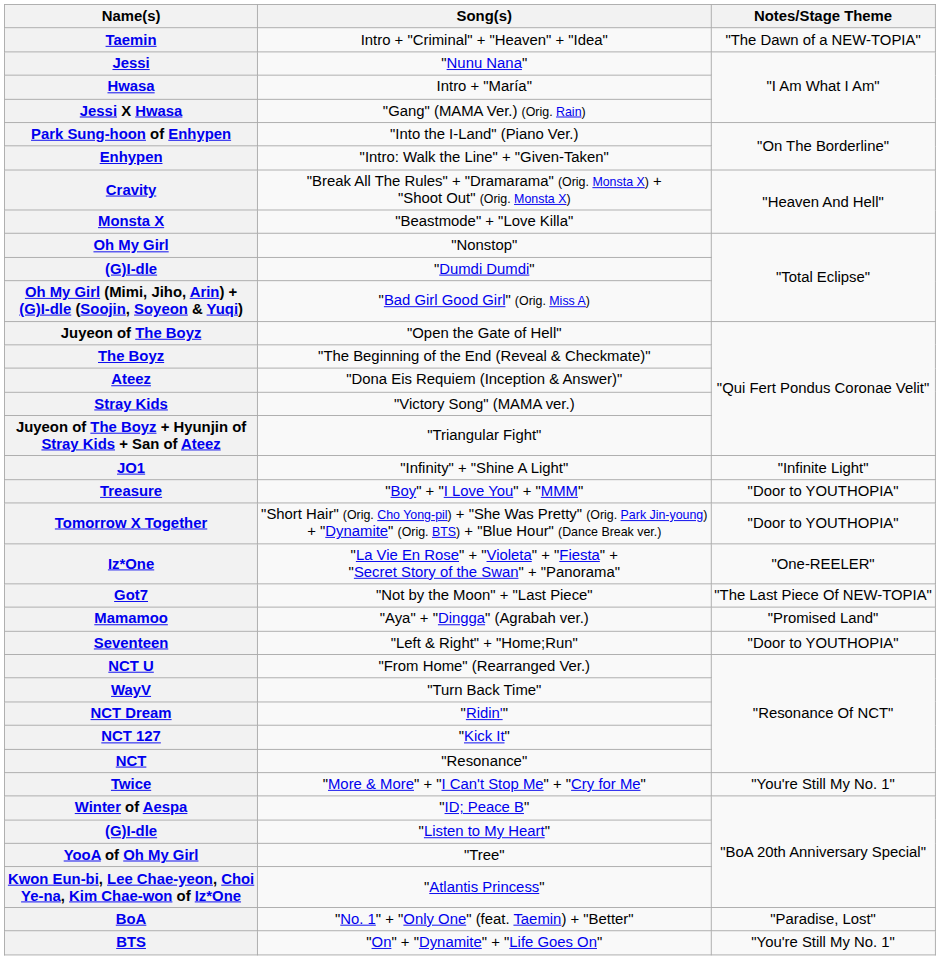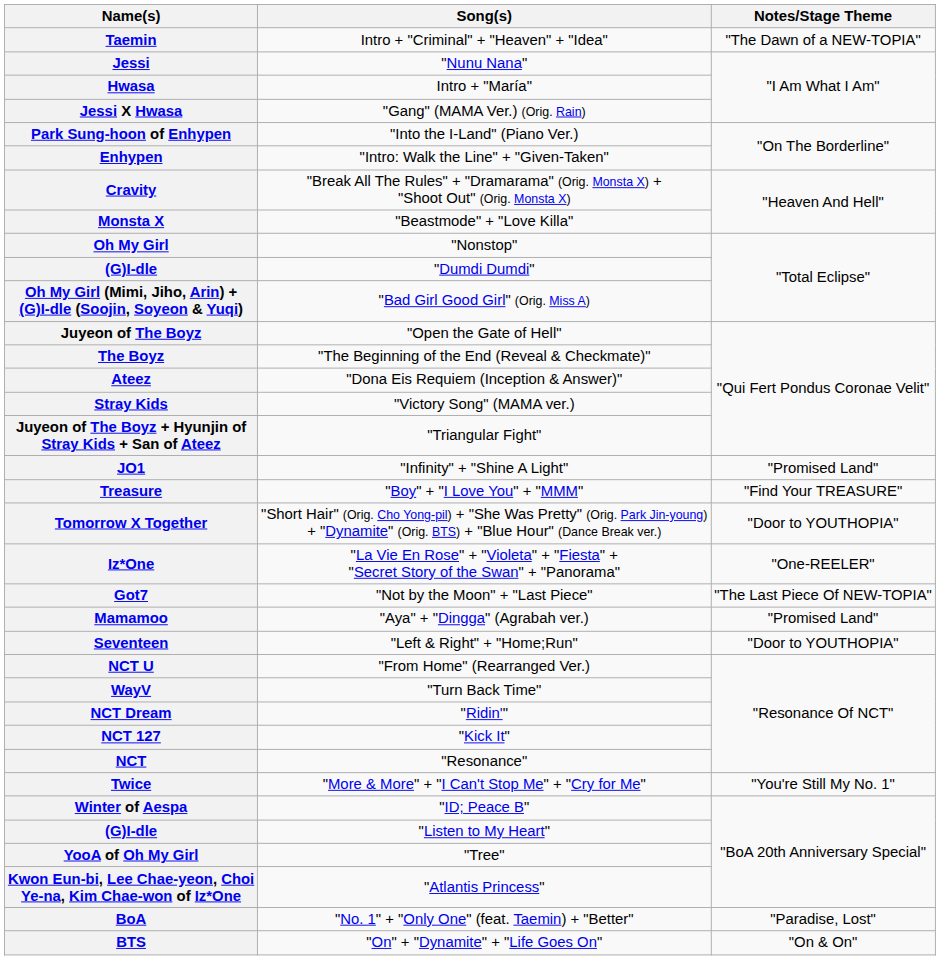(823, 467) "Infinite Light" -> (823, 467) "Promised Land"
(823, 491) "Door to YOUTHOPIA" -> (823, 491) "Find Your TREASURE"
(823, 942) "You're Still My No. 1" -> (823, 942) "On & On"
